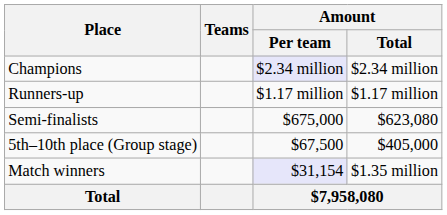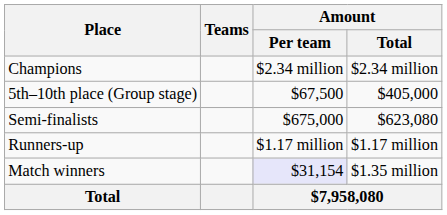(300, 68) lavender background -> (300, 68) no background
rows swapped: (46, 94) <-> (103, 145)
